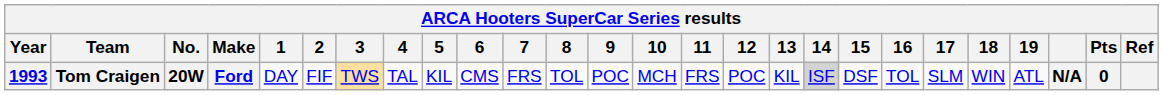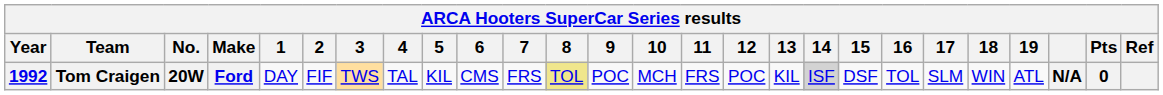(28, 76) 1993 -> (28, 76) 1992
(567, 76) no background -> (567, 76) khaki background
